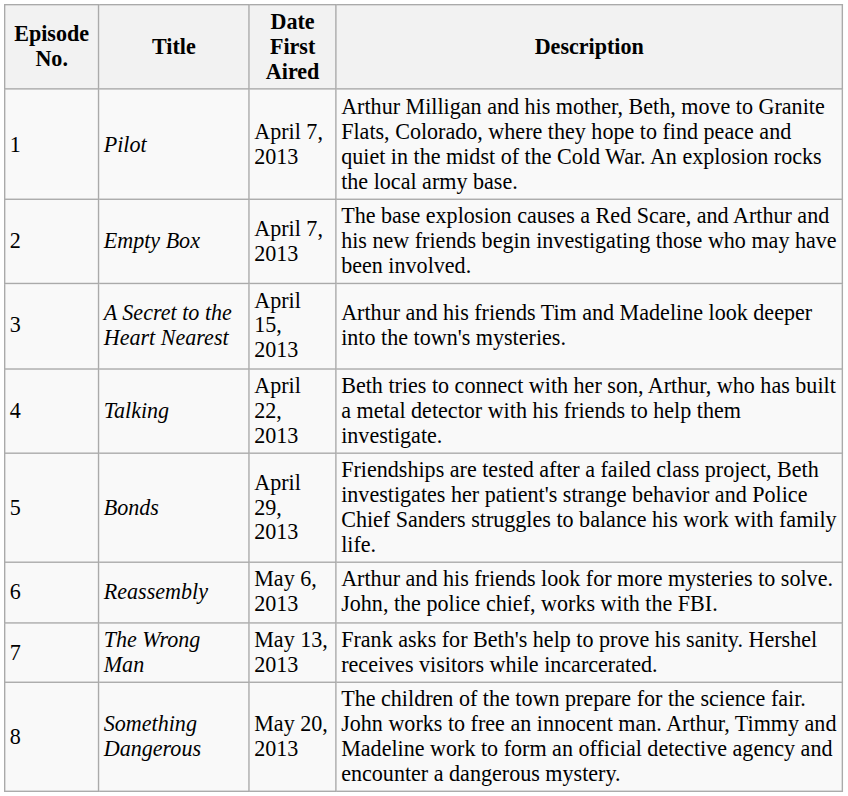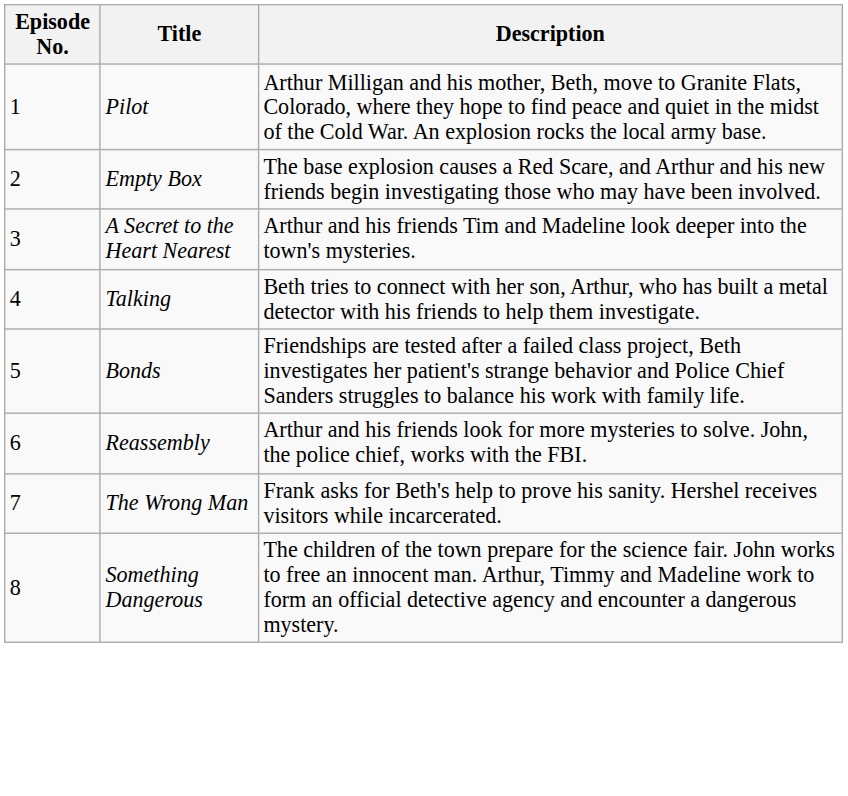- column: (293, 46)
